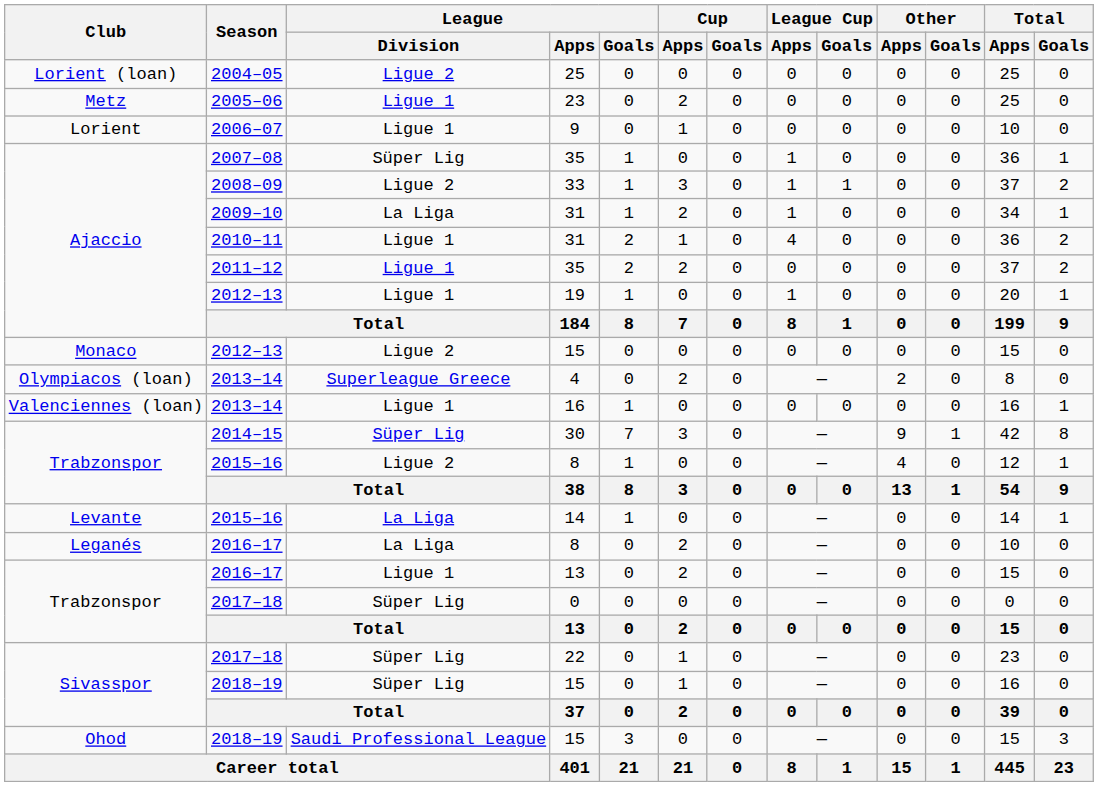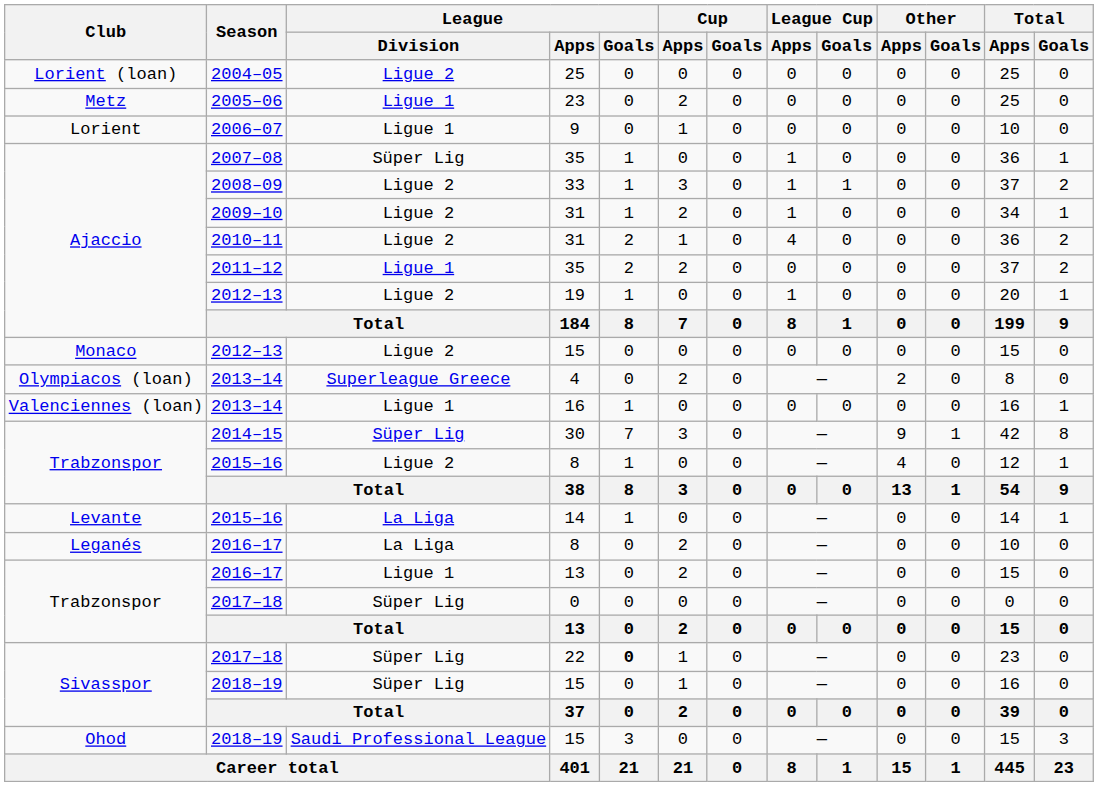(418, 213) La Liga -> (418, 213) Ligue 2
(418, 241) Ligue 1 -> (418, 241) Ligue 2
(418, 296) Ligue 1 -> (418, 296) Ligue 2
(629, 657) normal -> (629, 657) bold
